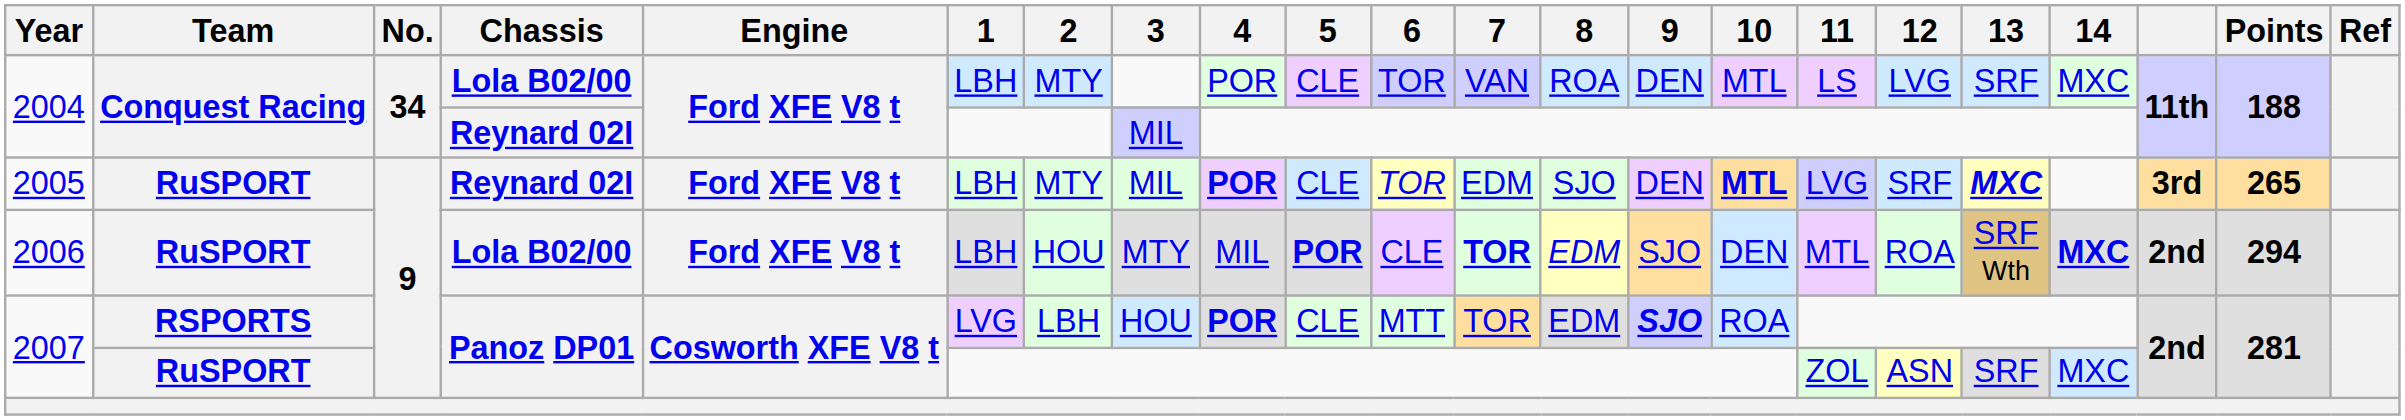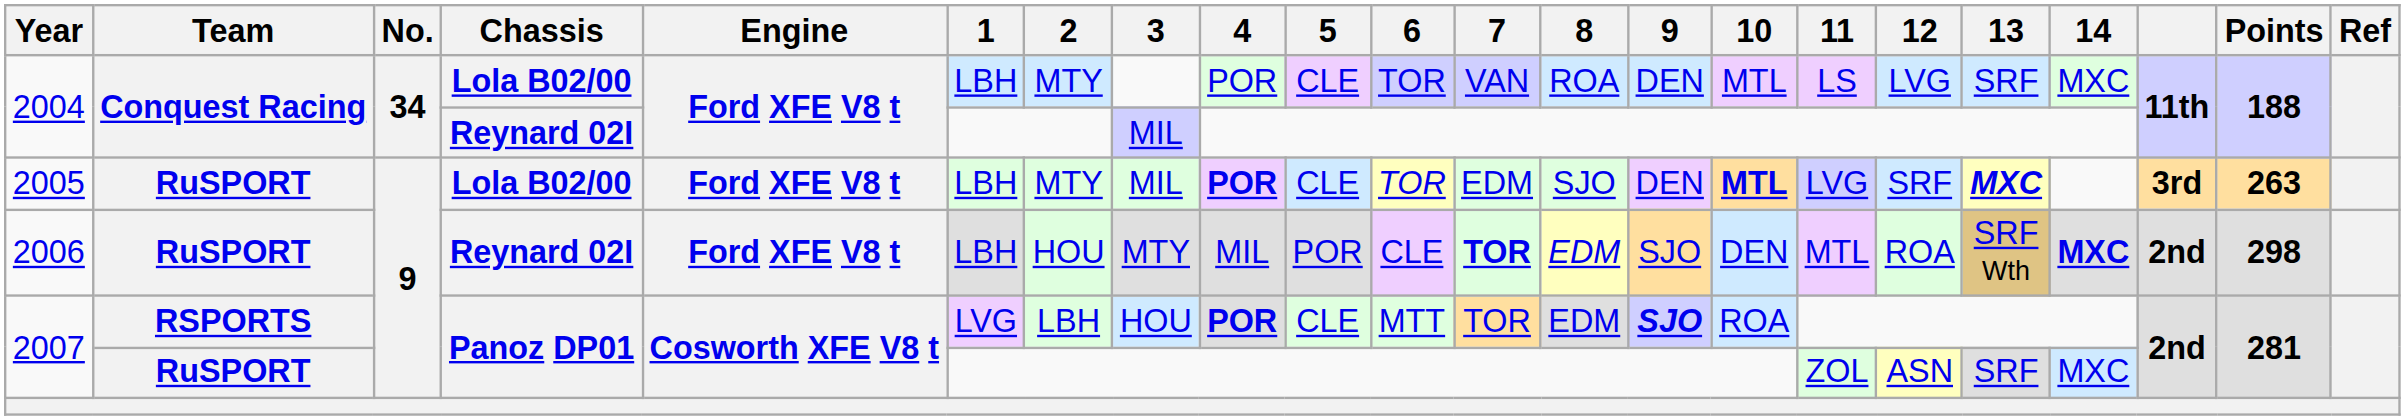(542, 183) Reynard 02I -> (542, 183) Lola B02/00
(2274, 183) 265 -> (2274, 183) 263
(542, 252) Lola B02/00 -> (542, 252) Reynard 02I
(1328, 252) bold -> (1328, 252) normal
(2274, 252) 294 -> (2274, 252) 298
